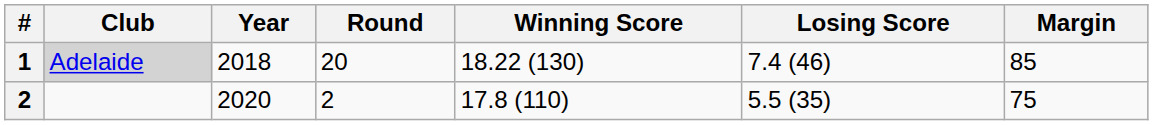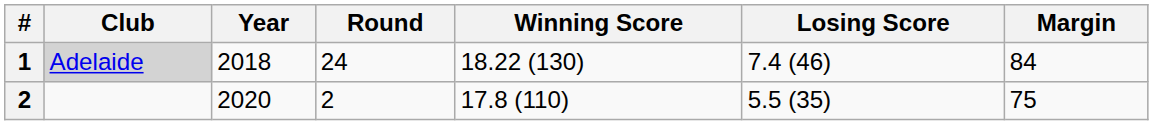(334, 61) 20 -> (334, 61) 24
(1023, 61) 85 -> (1023, 61) 84
